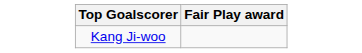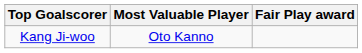+ column: (181, 15)
